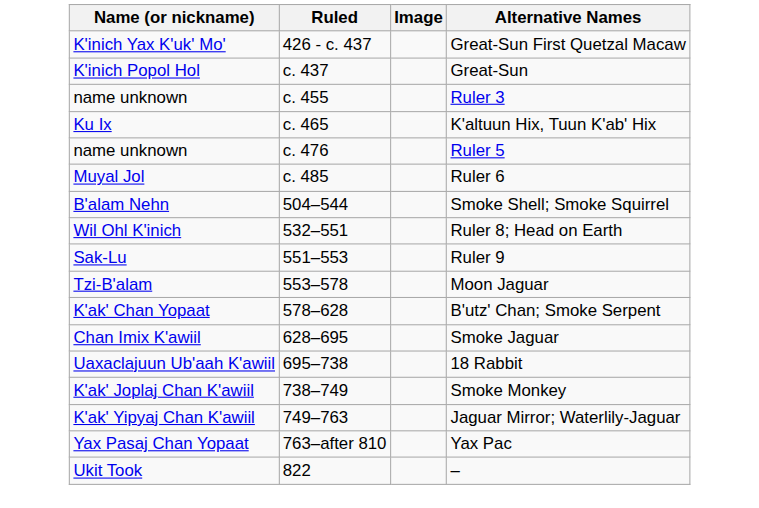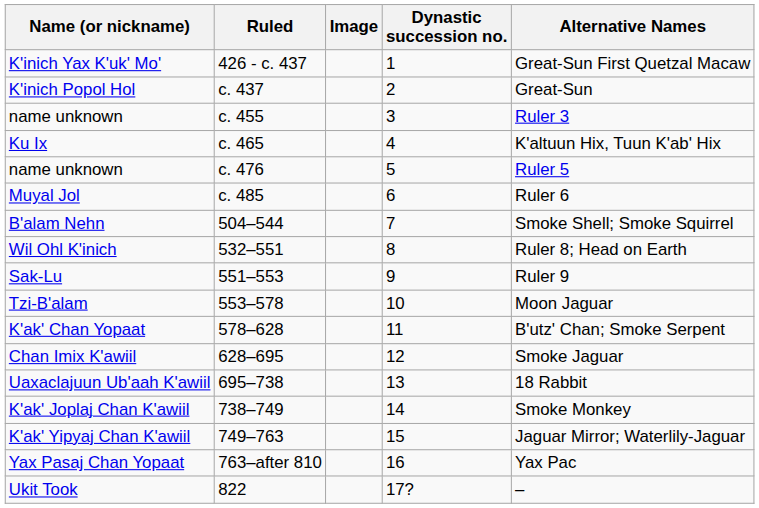+ column: (447, 27)
